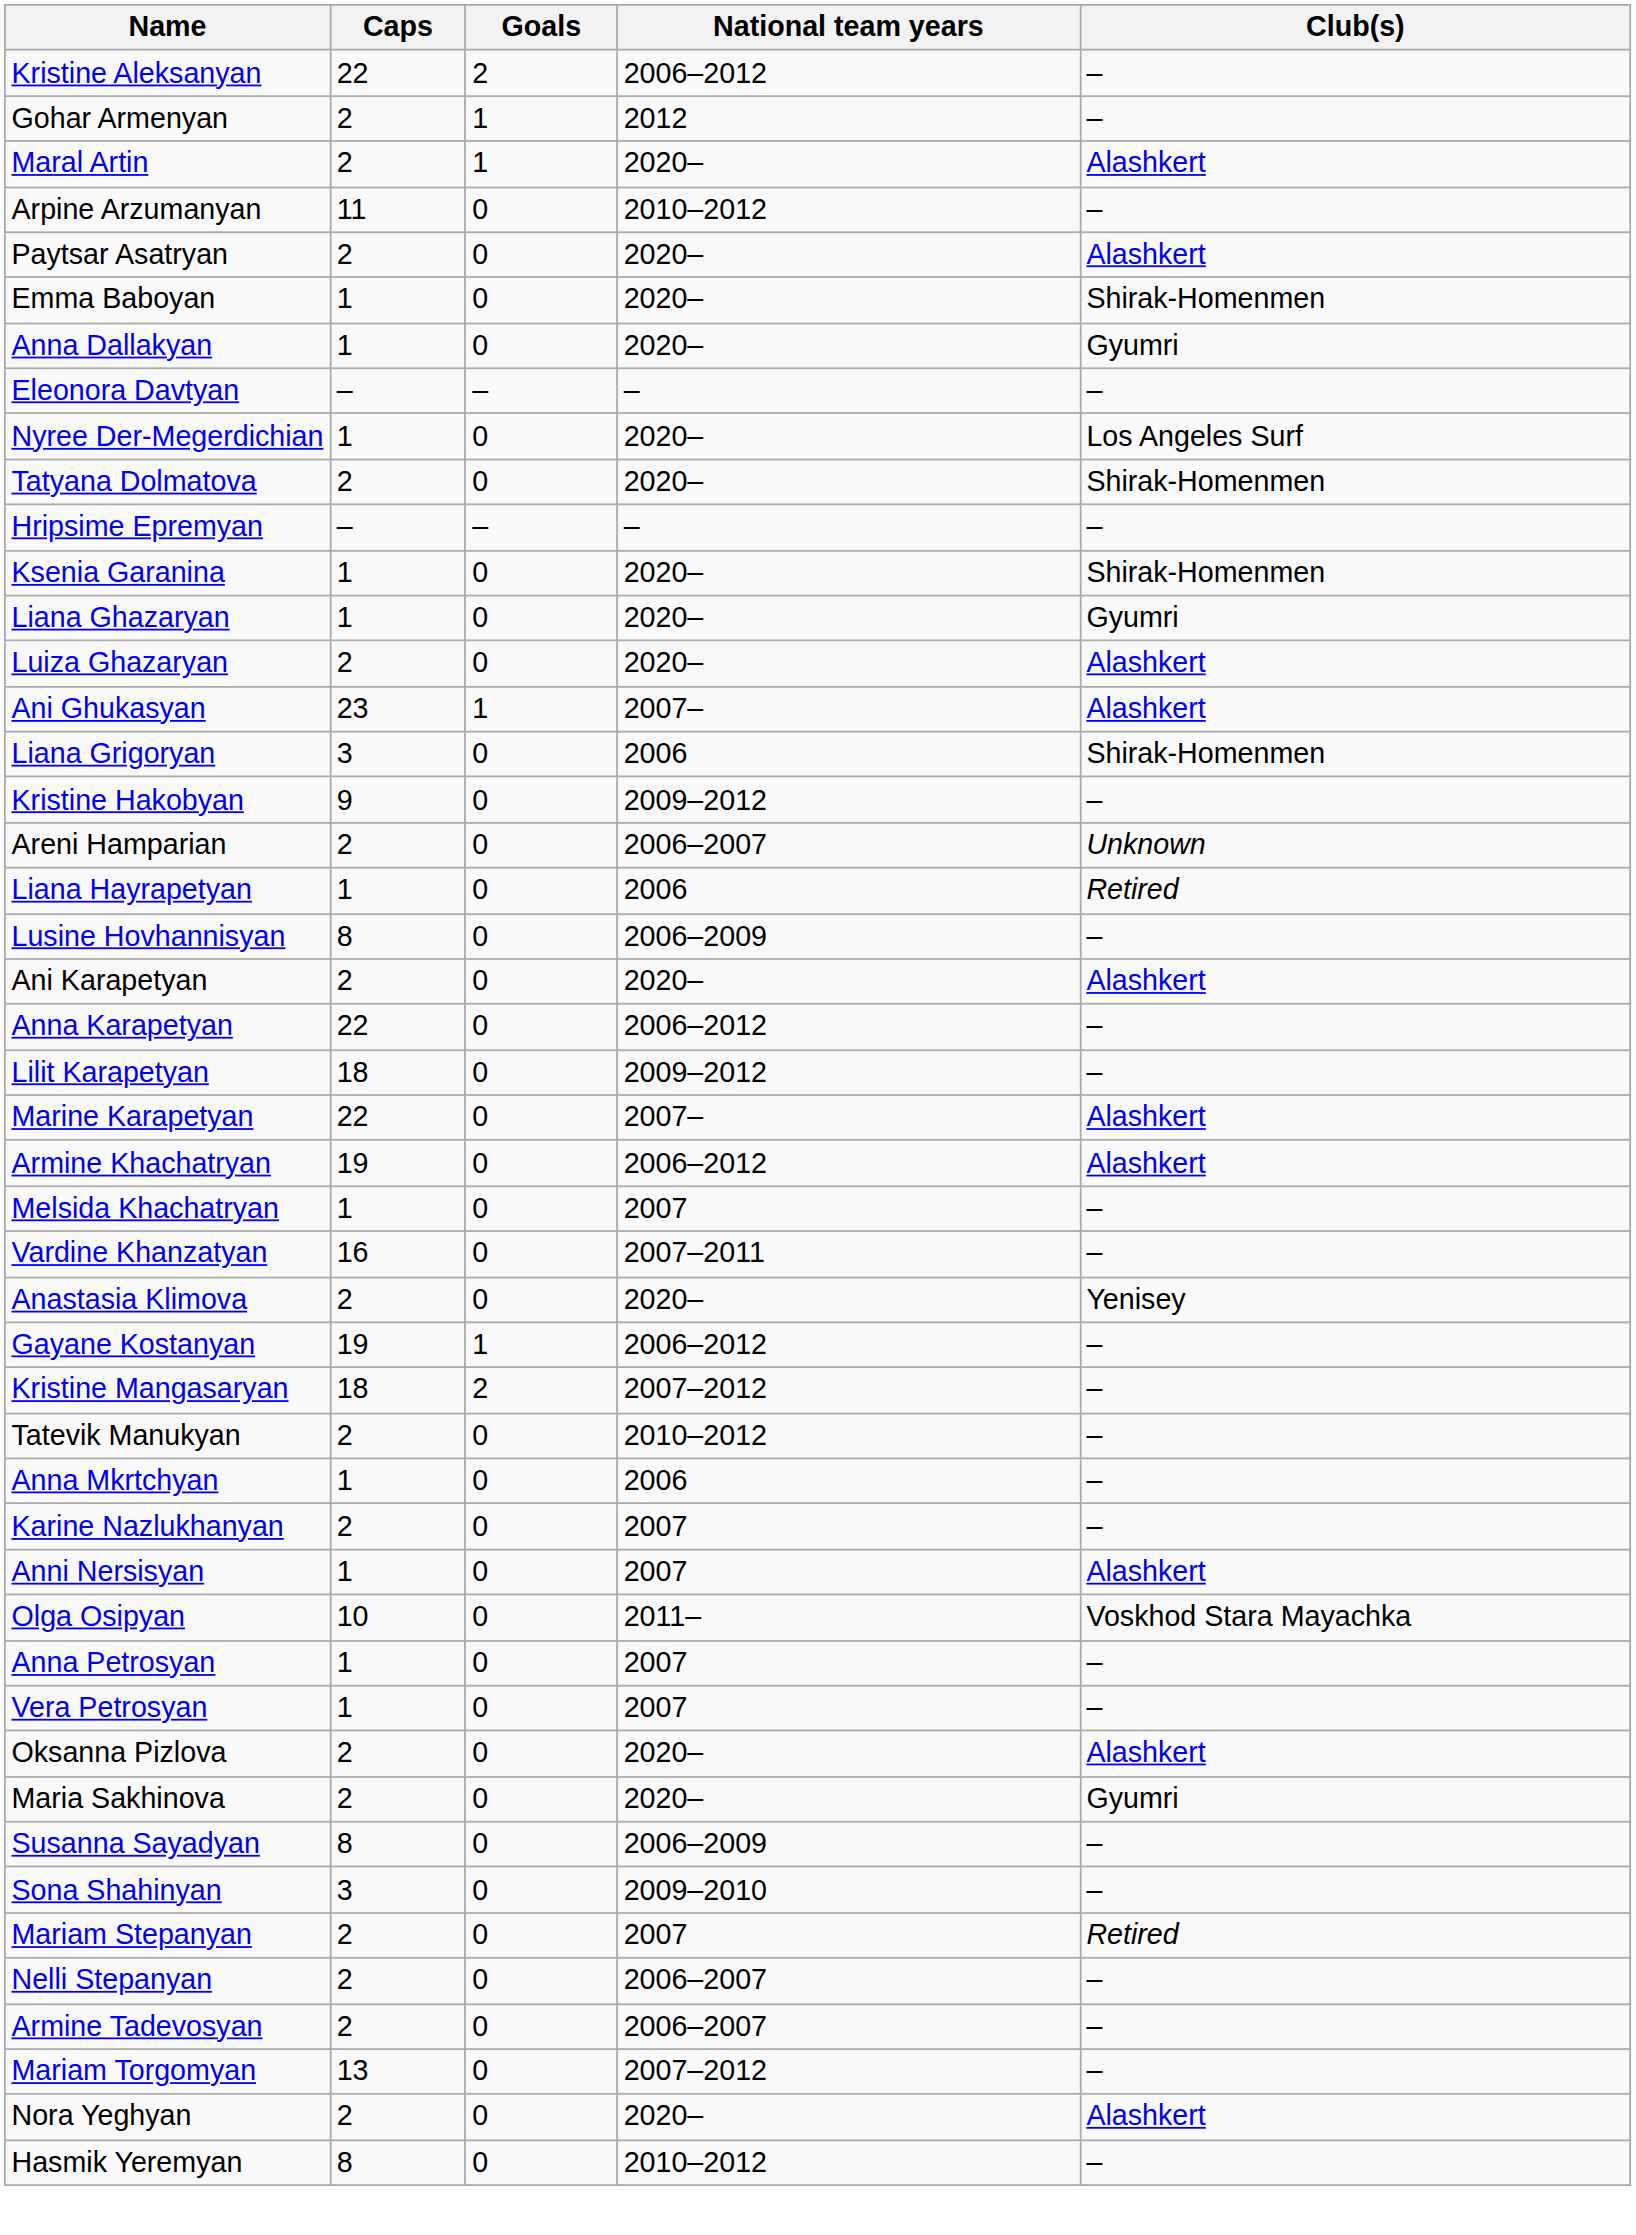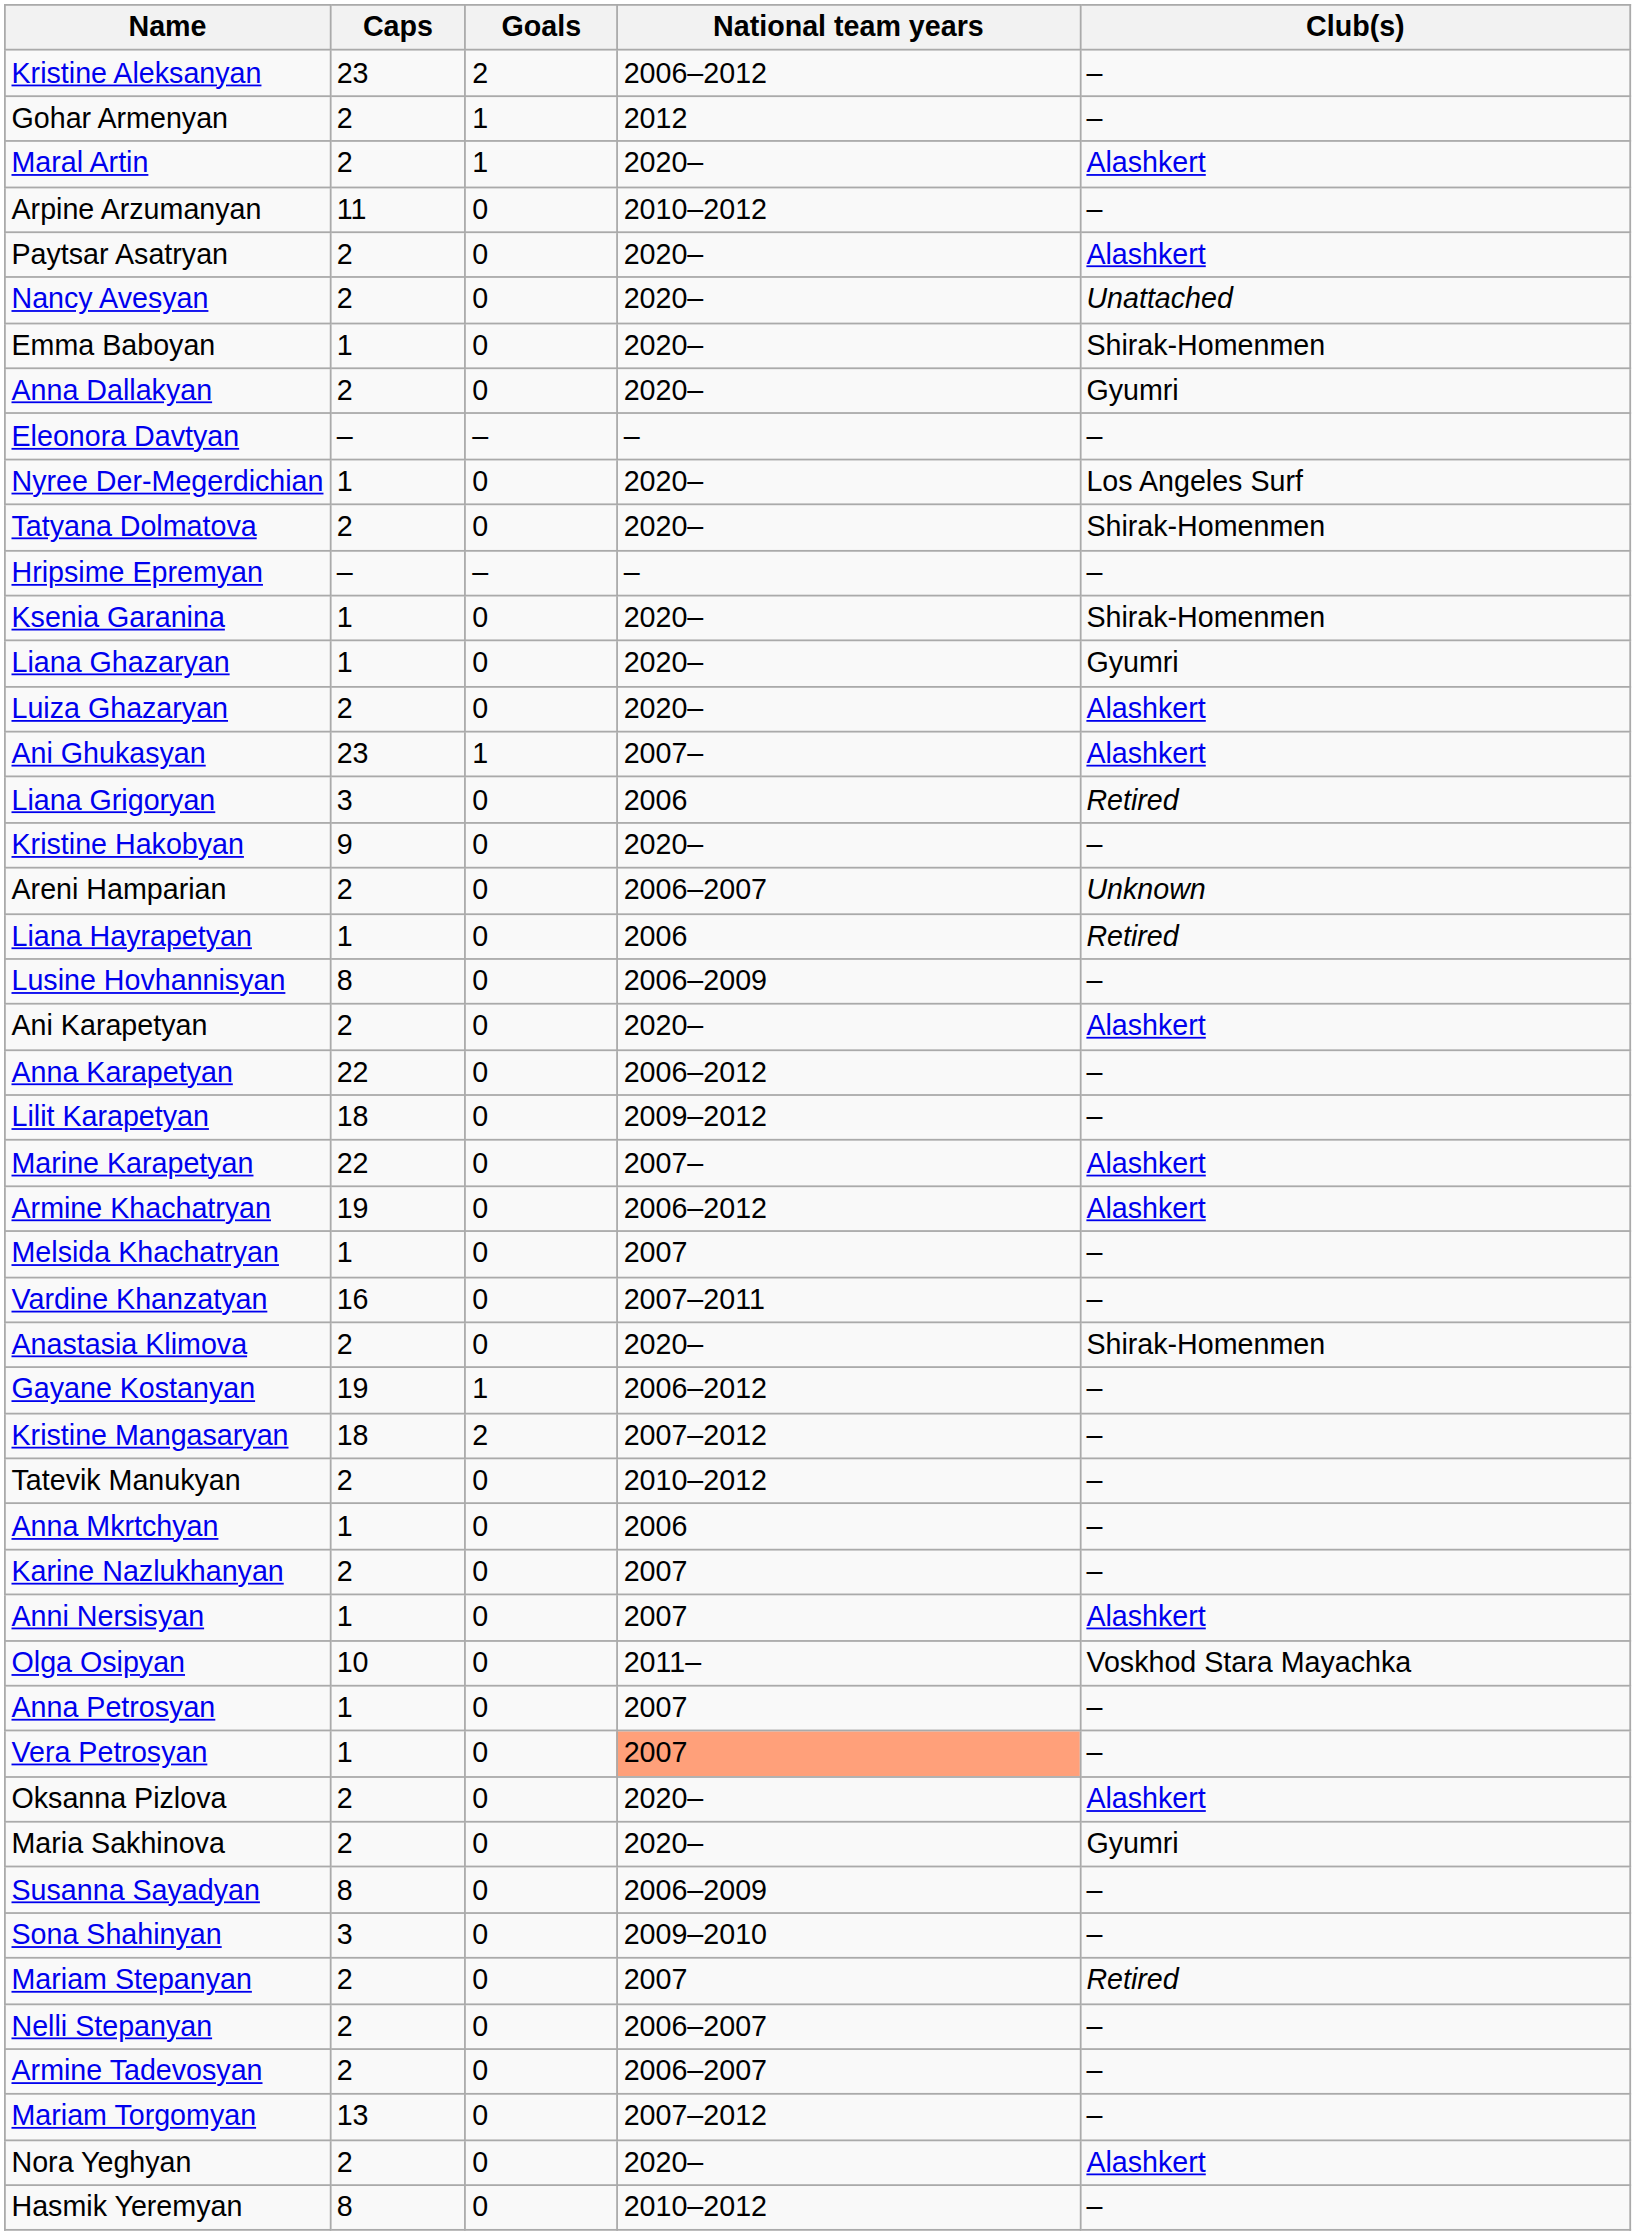(353, 72) 22 -> (353, 72) 23
+ row: (110, 299)
(345, 345) 1 -> (345, 390) 2
(1206, 753) Shirak-Homenmen -> (1133, 799) Retired
(695, 799) 2009–2012 -> (663, 844) 2020–
(1136, 1299) Yenisey -> (1206, 1344) Shirak-Homenmen
(656, 1707) no background -> (656, 1753) lightsalmon background
